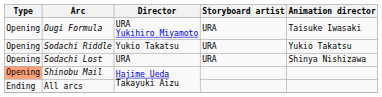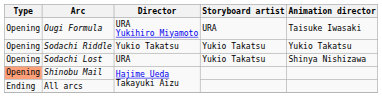(209, 46) URA -> (234, 46) Yukio Takatsu
(209, 60) URA -> (234, 60) Yukio Takatsu
